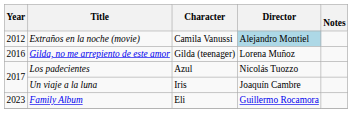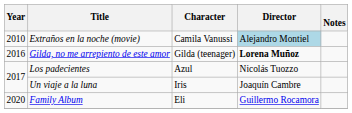(16, 39) 2012 -> (16, 39) 2010
(267, 54) normal -> (269, 54) bold
(16, 100) 2023 -> (16, 100) 2020
